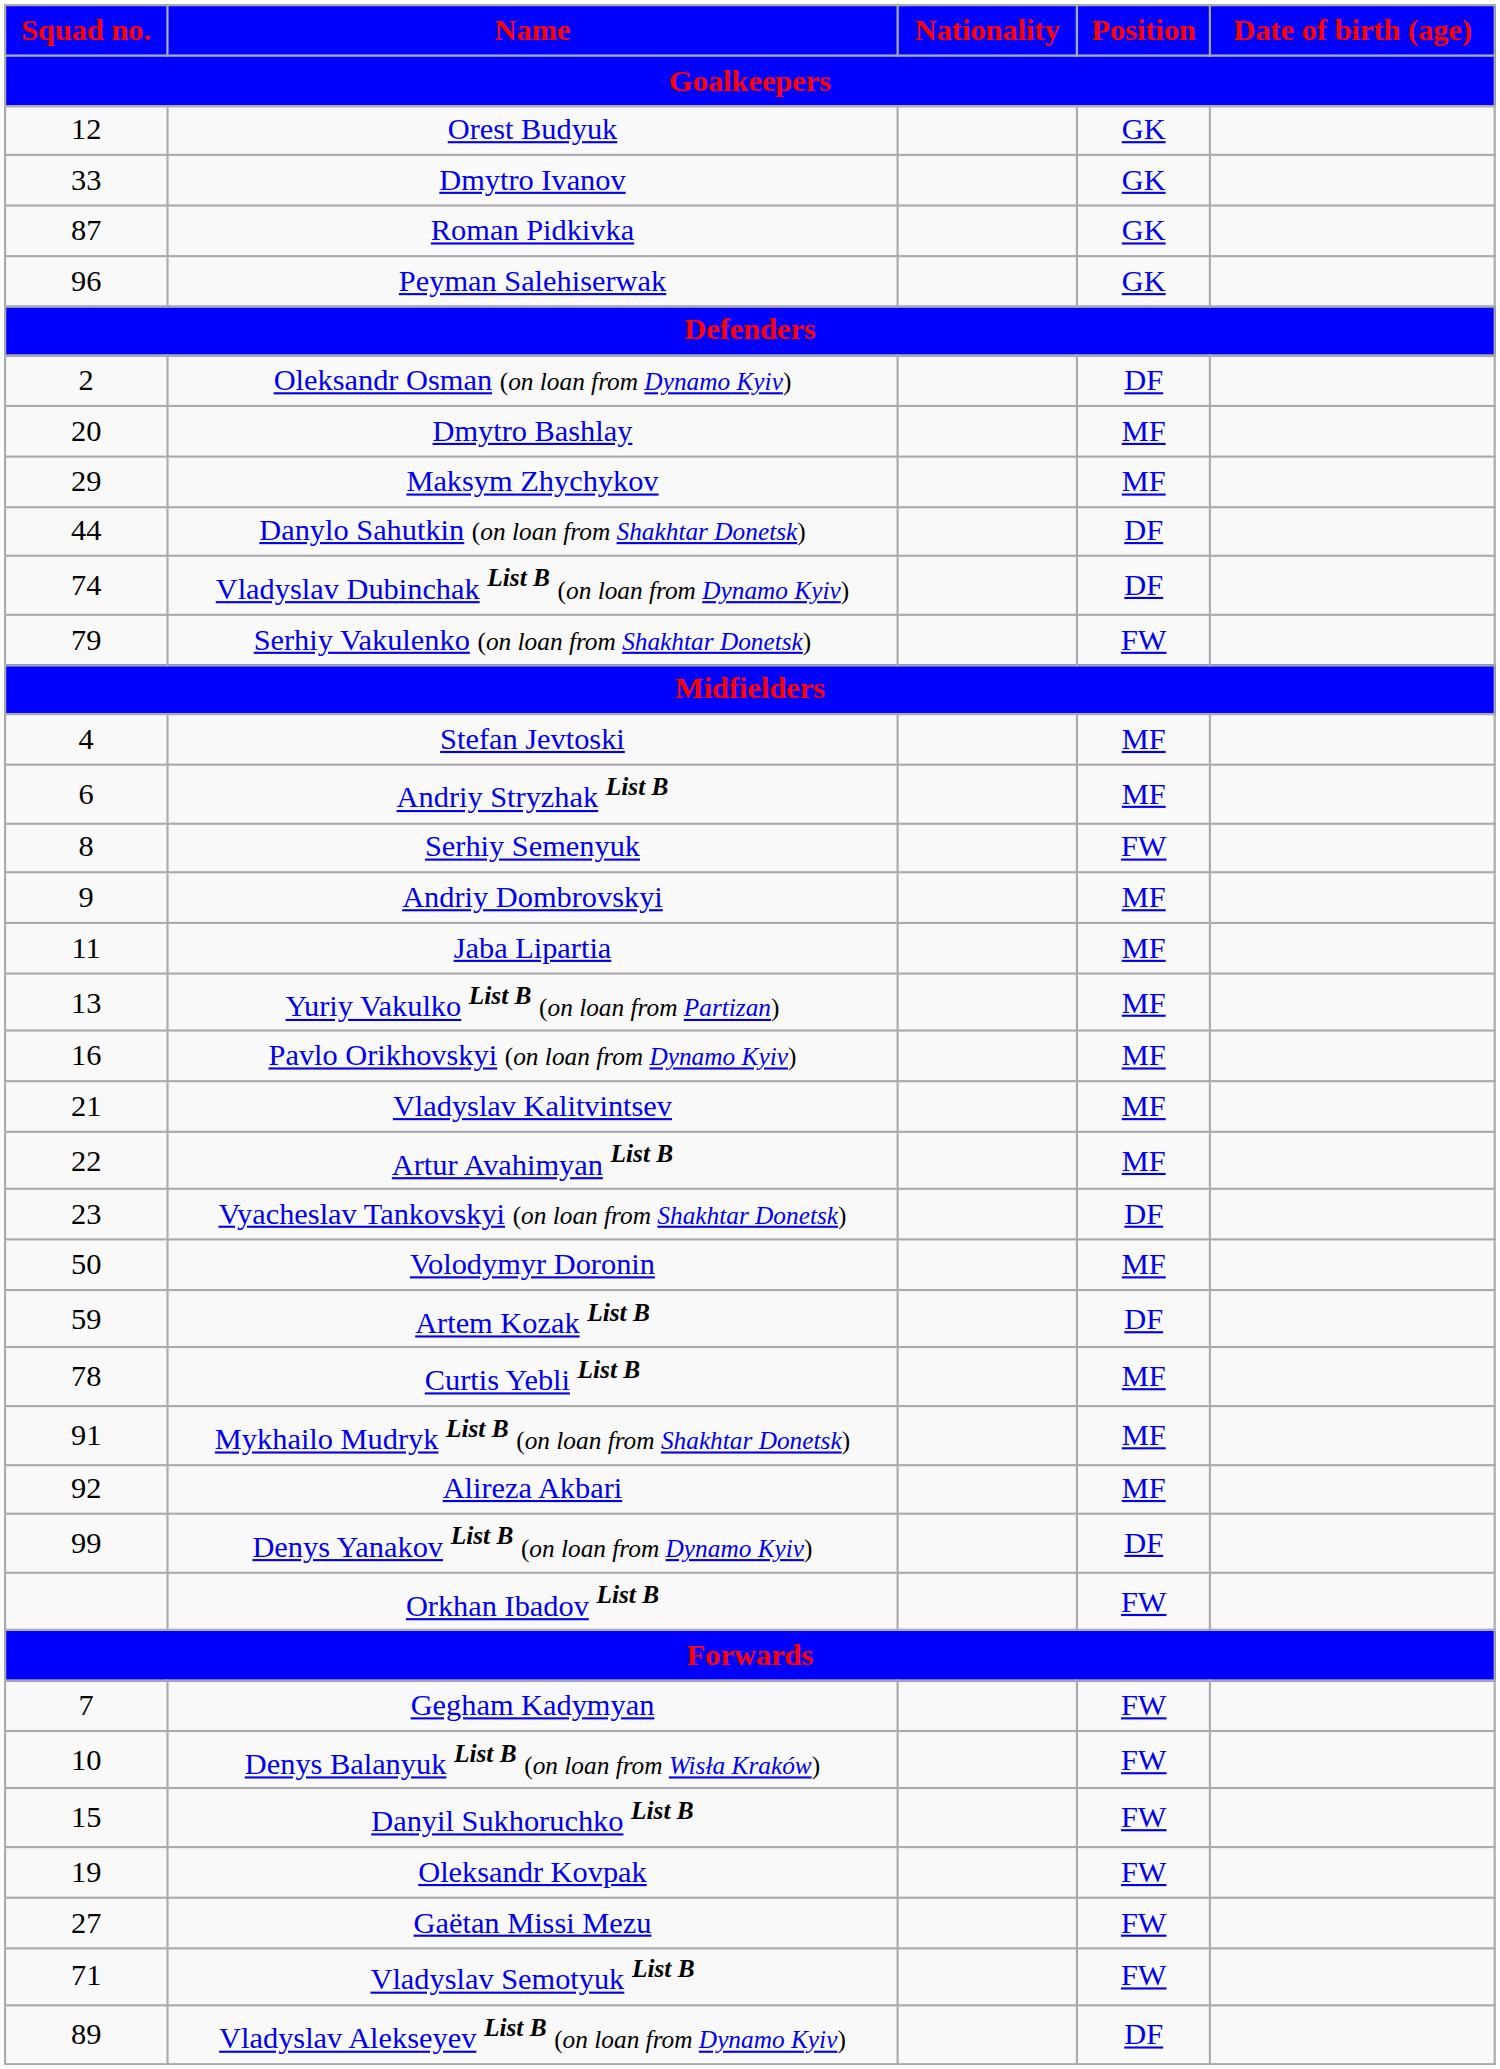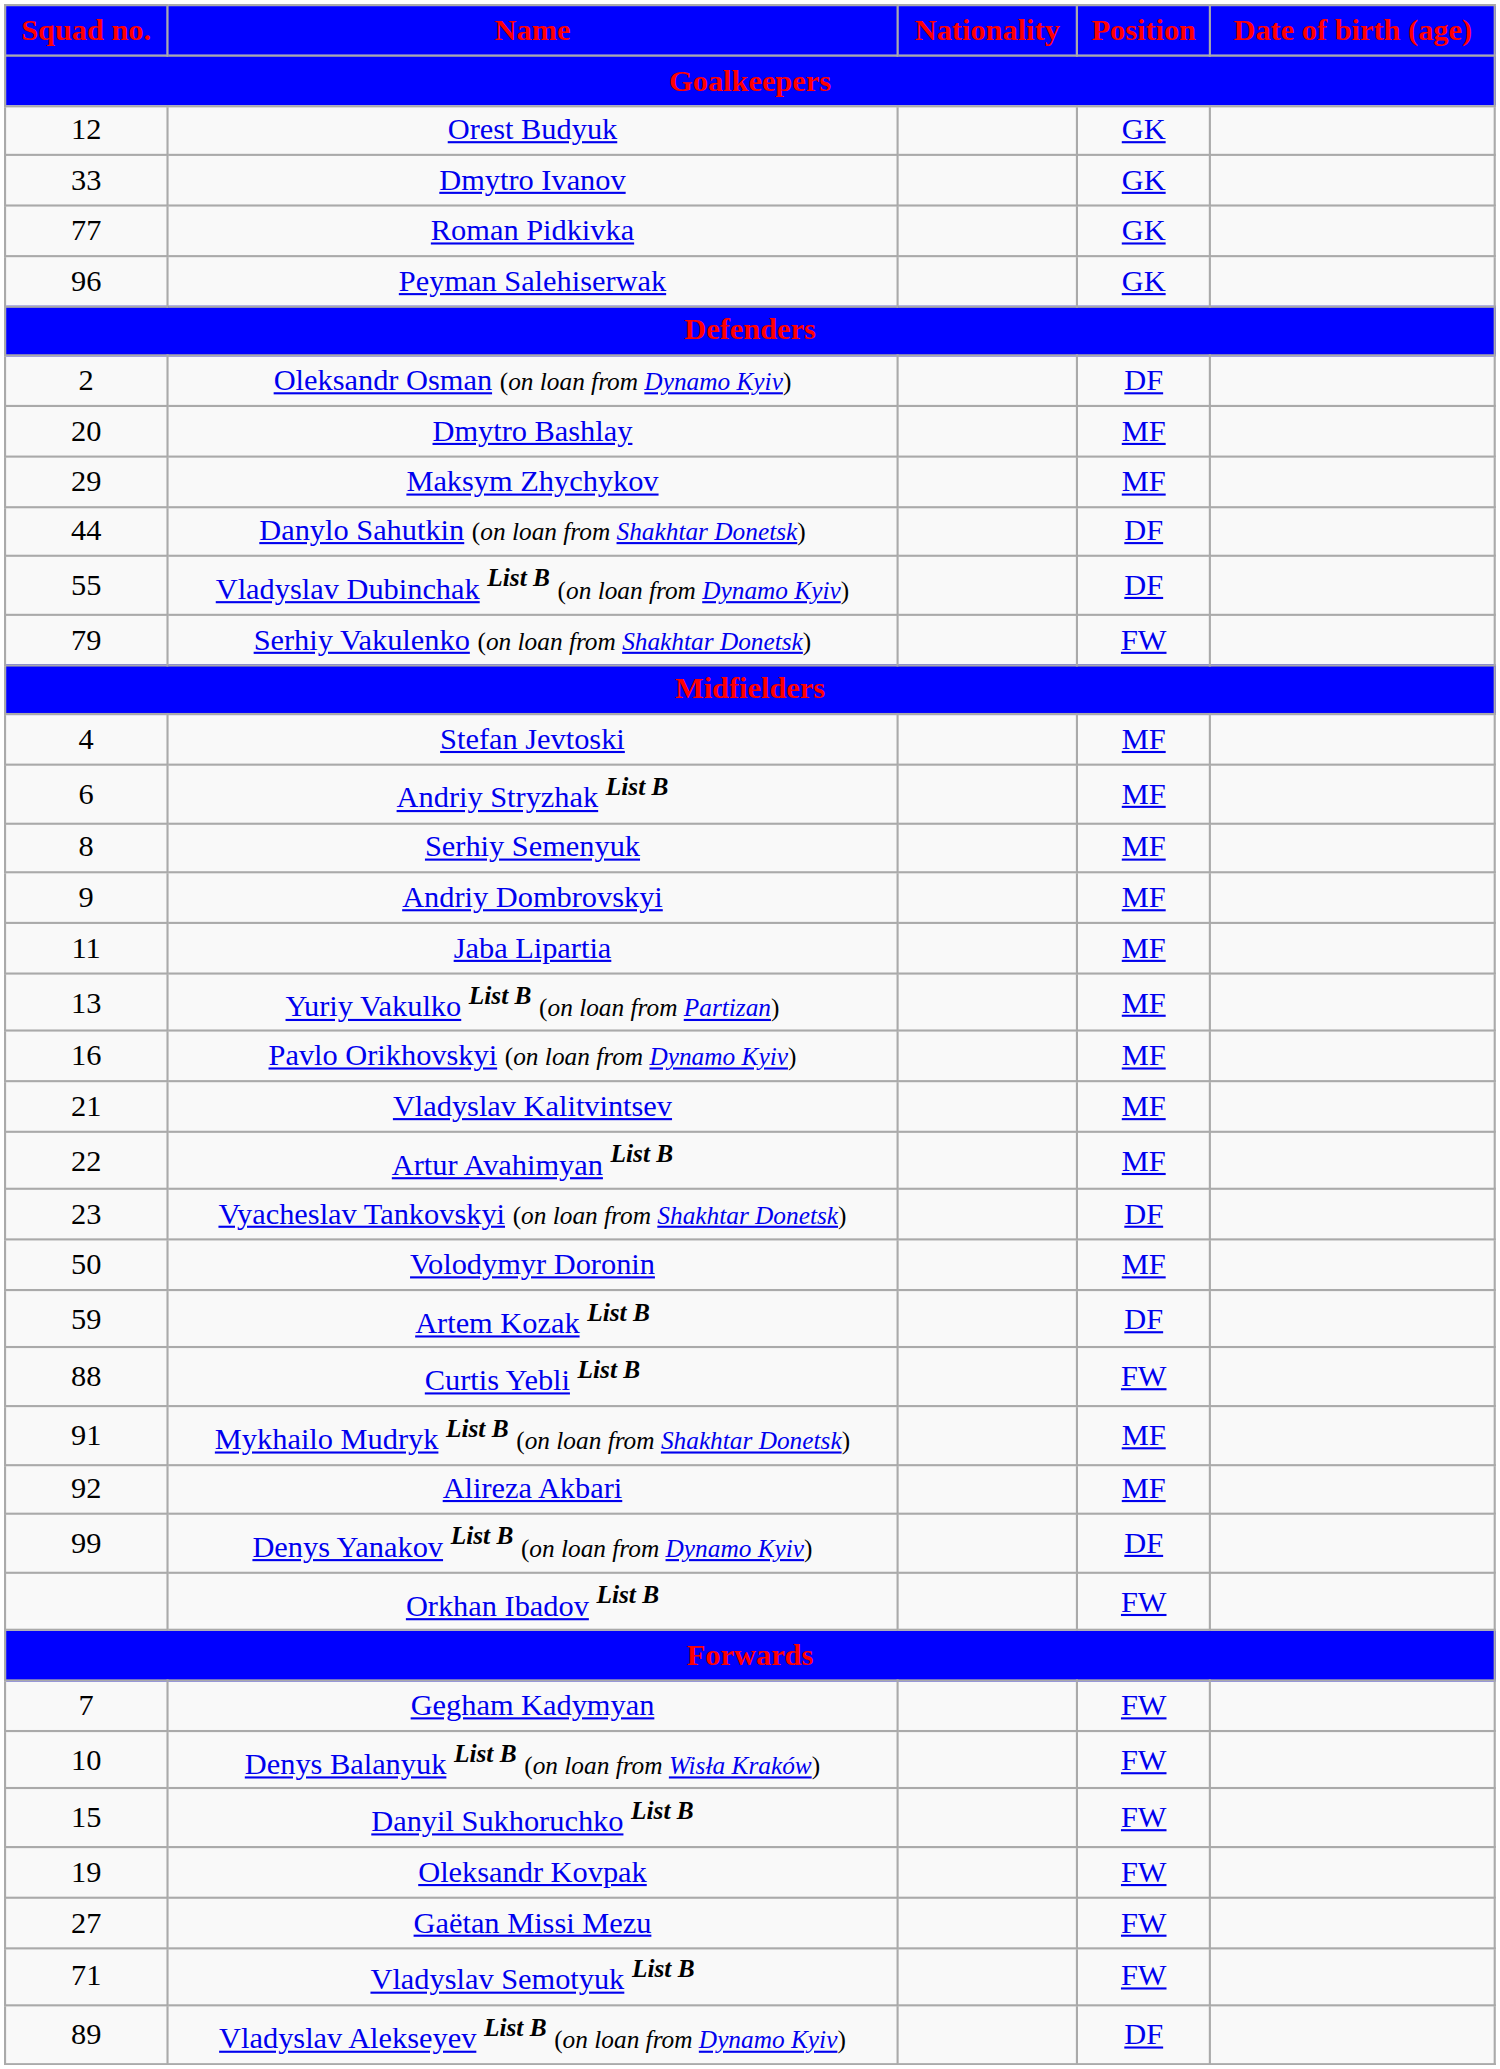(86, 230) 87 -> (86, 230) 77
(86, 585) 74 -> (86, 585) 55
(1144, 847) FW -> (1144, 847) MF
(86, 1376) 78 -> (86, 1376) 88
(1144, 1376) MF -> (1144, 1376) FW
